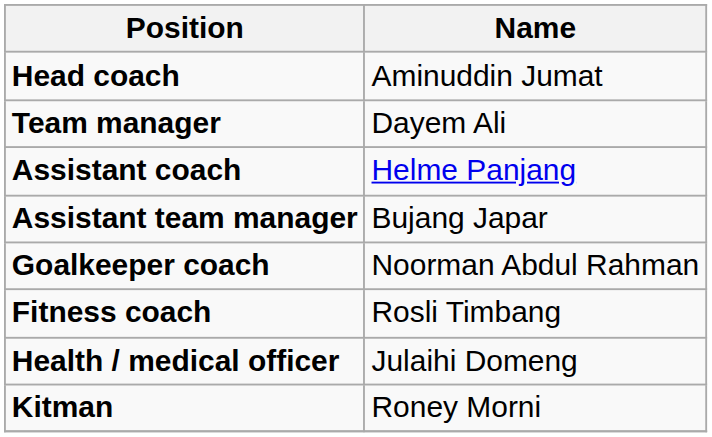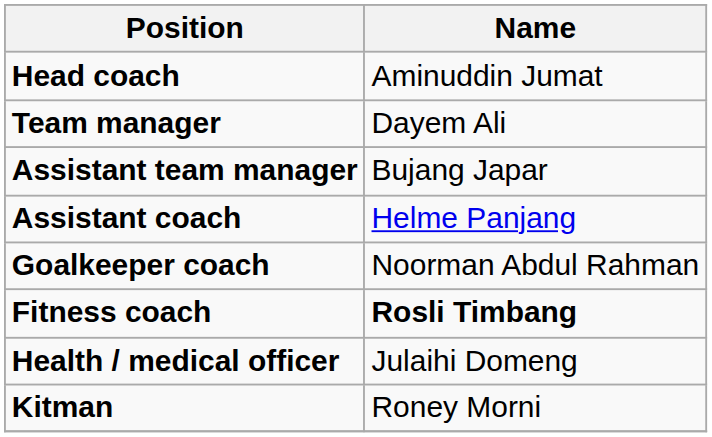rows swapped: (185, 218) <-> (127, 170)
(466, 312) normal -> (474, 312) bold
